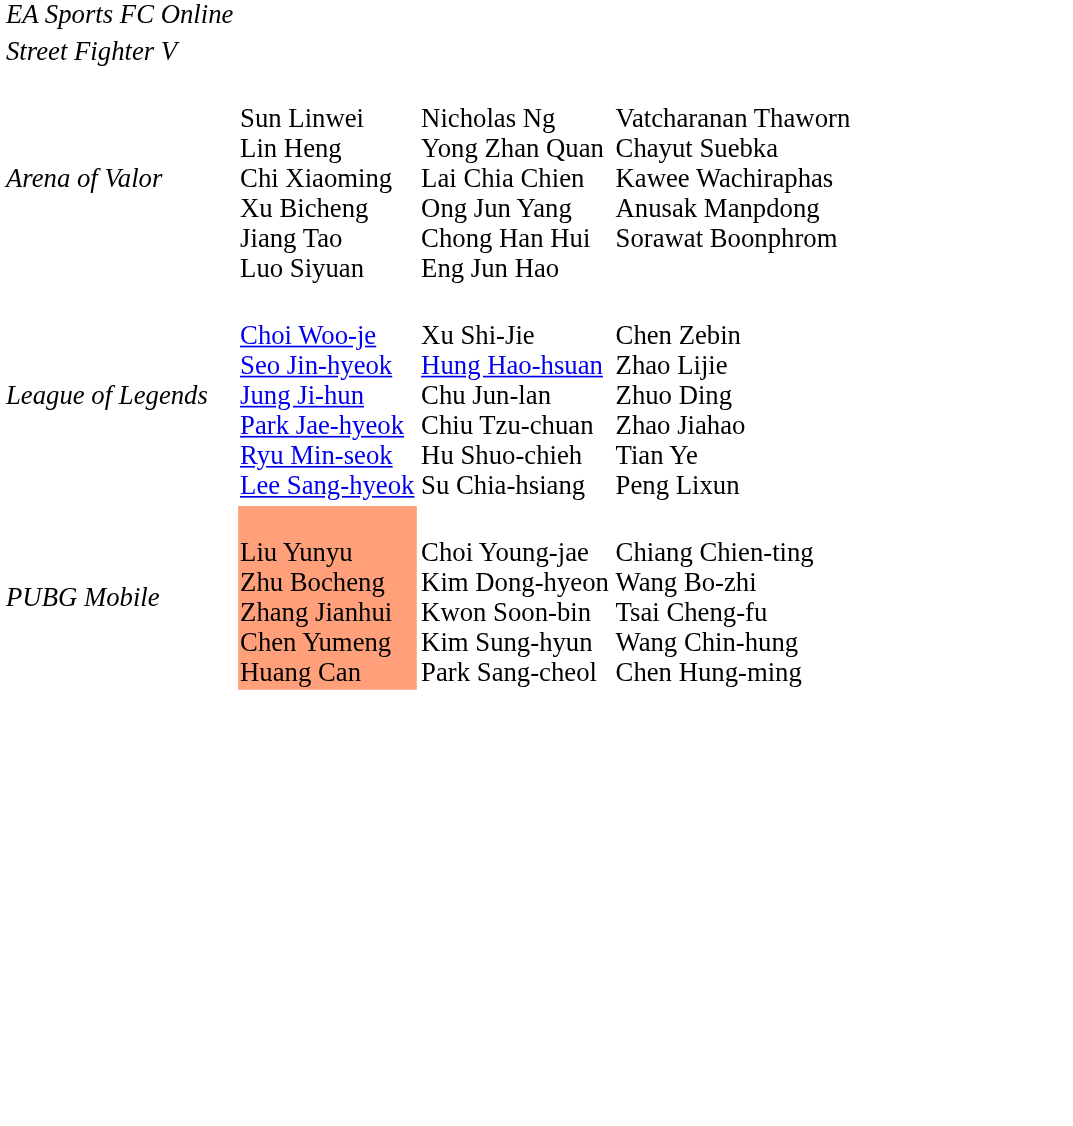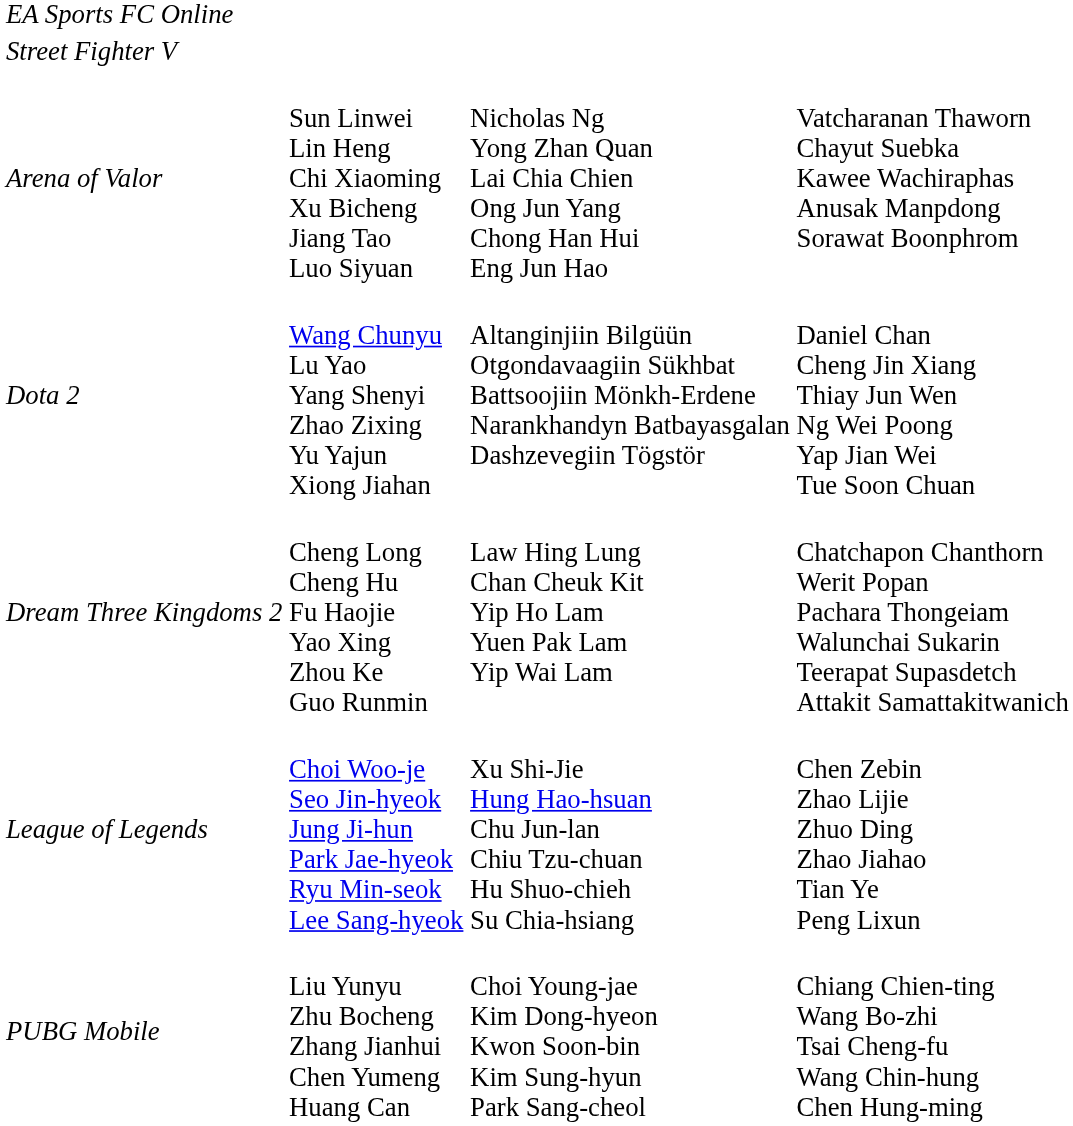+ row: (43, 395)
+ row: (144, 612)
(316, 612) lightsalmon background -> (365, 1046) no background
